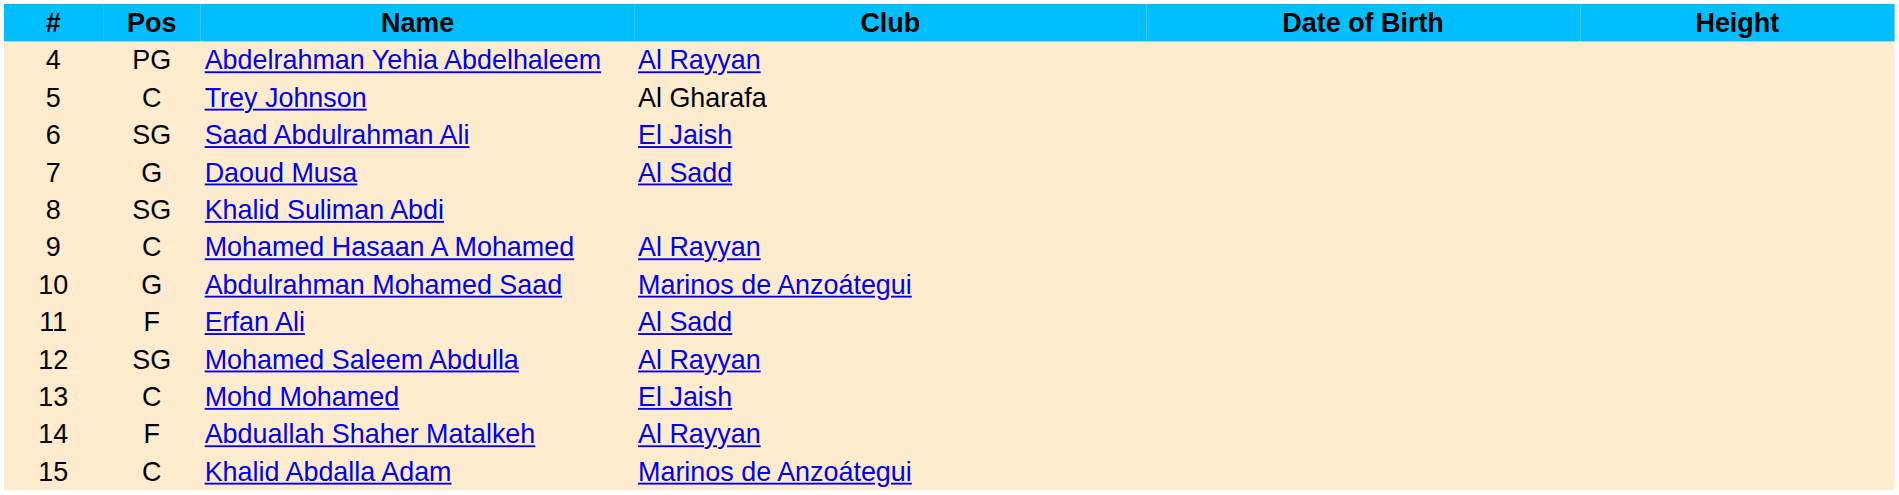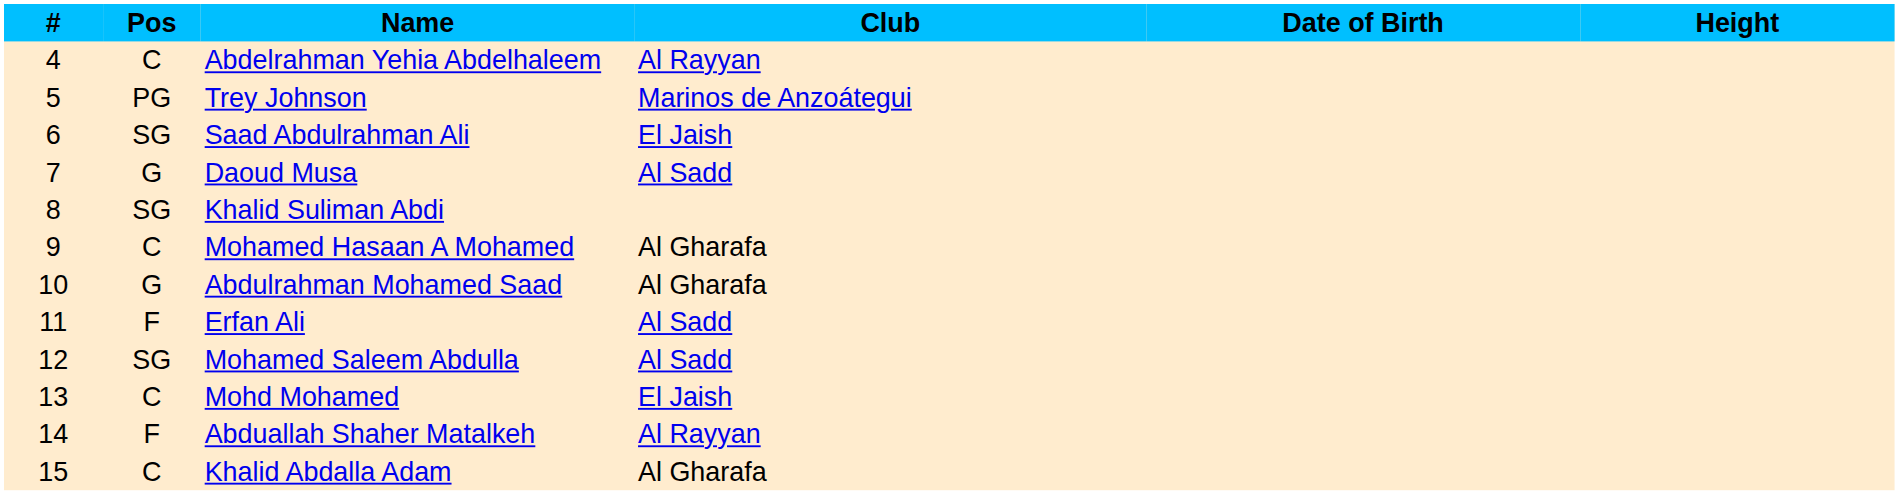(152, 60) PG -> (152, 60) C
(152, 98) C -> (152, 98) PG
(702, 98) Al Gharafa -> (775, 98) Marinos de Anzoátegui
(699, 247) Al Rayyan -> (702, 247) Al Gharafa
(775, 284) Marinos de Anzoátegui -> (702, 284) Al Gharafa
(699, 359) Al Rayyan -> (685, 359) Al Sadd
(775, 471) Marinos de Anzoátegui -> (702, 472) Al Gharafa
